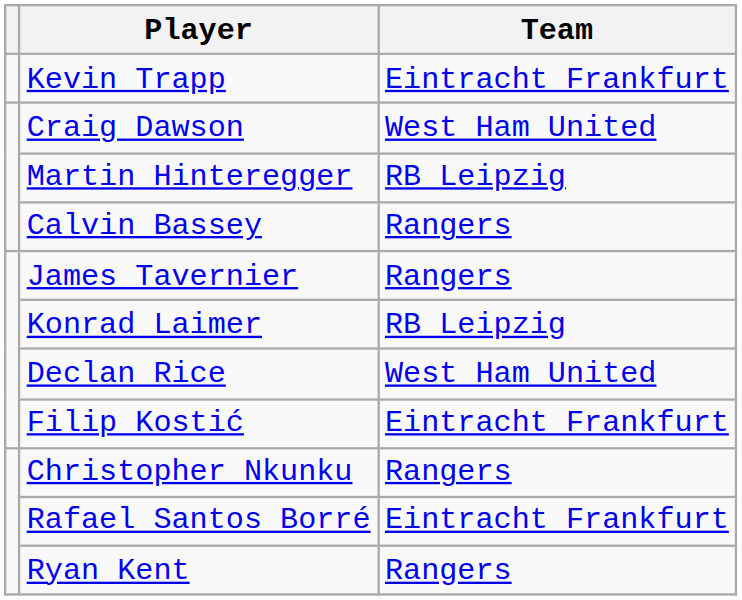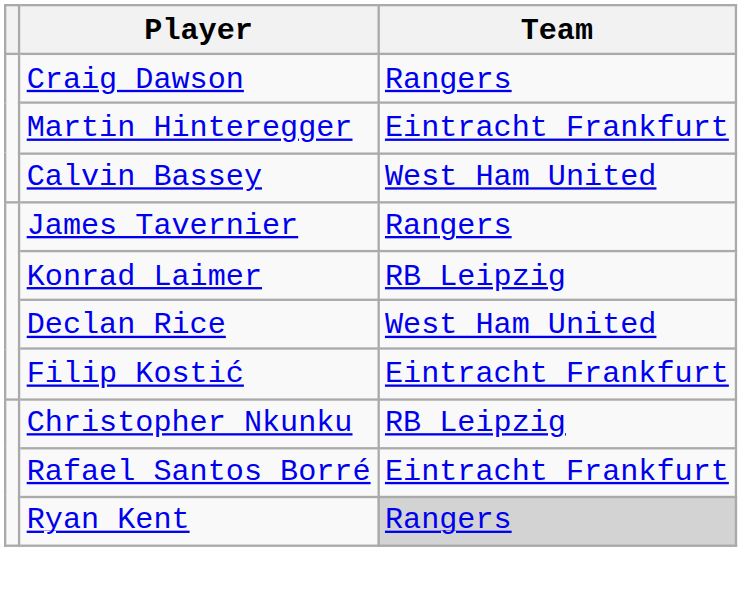- row: (126, 79)
(521, 128) West Ham United -> (448, 79) Rangers
(475, 177) RB Leipzig -> (557, 128) Eintracht Frankfurt
(448, 226) Rangers -> (521, 177) West Ham United
(448, 472) Rangers -> (475, 423) RB Leipzig
(448, 570) no background -> (448, 521) lightgrey background
